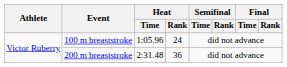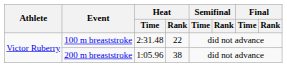(150, 40) 1:05.96 -> (150, 40) 2:31.48
(177, 40) 24 -> (177, 40) 22
(150, 55) 2:31.48 -> (150, 55) 1:05.96
(177, 55) 36 -> (177, 55) 38
